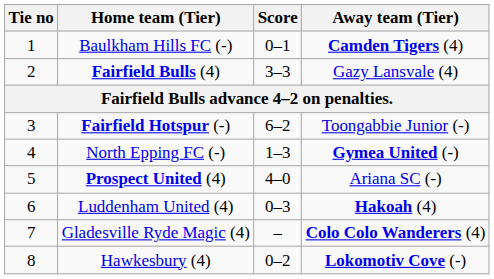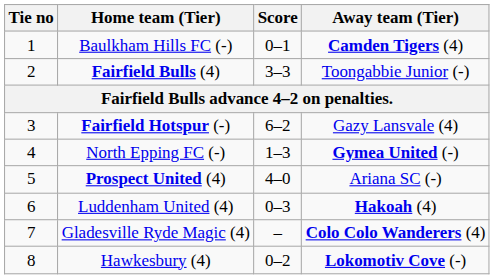(396, 71) Gazy Lansvale (4) -> (396, 71) Toongabbie Junior (-)
(396, 125) Toongabbie Junior (-) -> (396, 125) Gazy Lansvale (4)
